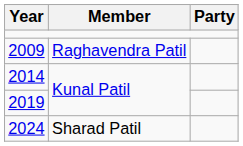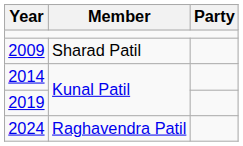(119, 50) Raghavendra Patil -> (97, 50) Sharad Patil
(97, 128) Sharad Patil -> (119, 128) Raghavendra Patil
